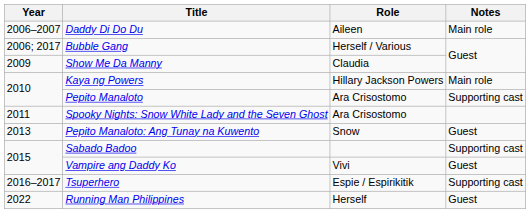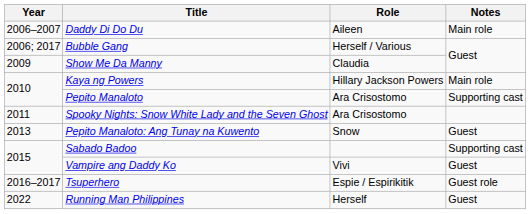(486, 183) Supporting cast -> (473, 183) Guest role
